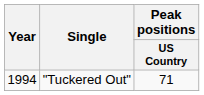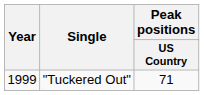(22, 80) 1994 -> (22, 80) 1999
